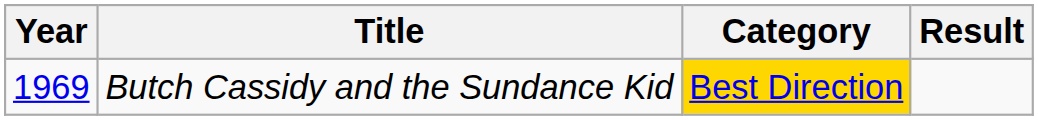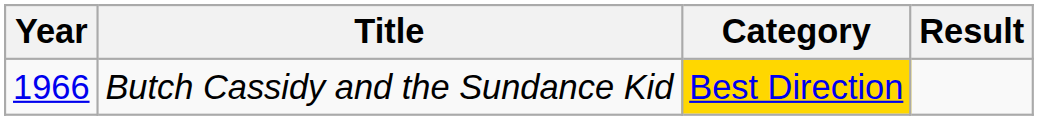(51, 86) 1969 -> (51, 86) 1966
